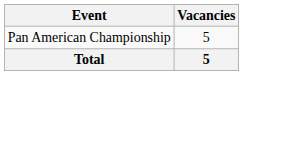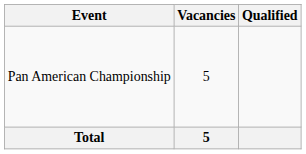+ column: (270, 15)
